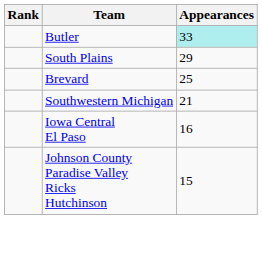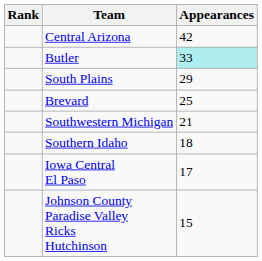+ row: (88, 36)
+ row: (86, 143)
(186, 129) 16 -> (186, 171) 17
